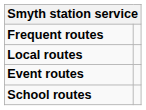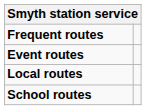rows swapped: (45, 54) <-> (46, 74)
